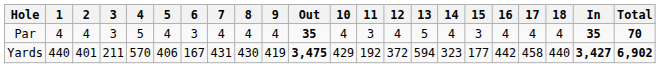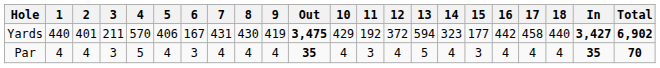rows swapped: (25, 53) <-> (25, 33)
